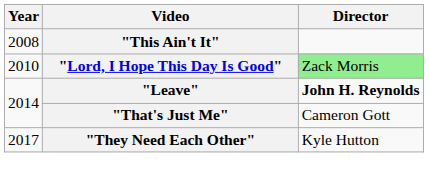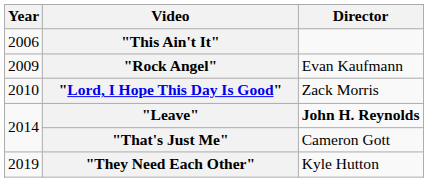(24, 41) 2008 -> (24, 41) 2006
+ row: (170, 66)
(340, 66) lightgreen background -> (340, 90) no background
(24, 139) 2017 -> (24, 164) 2019
